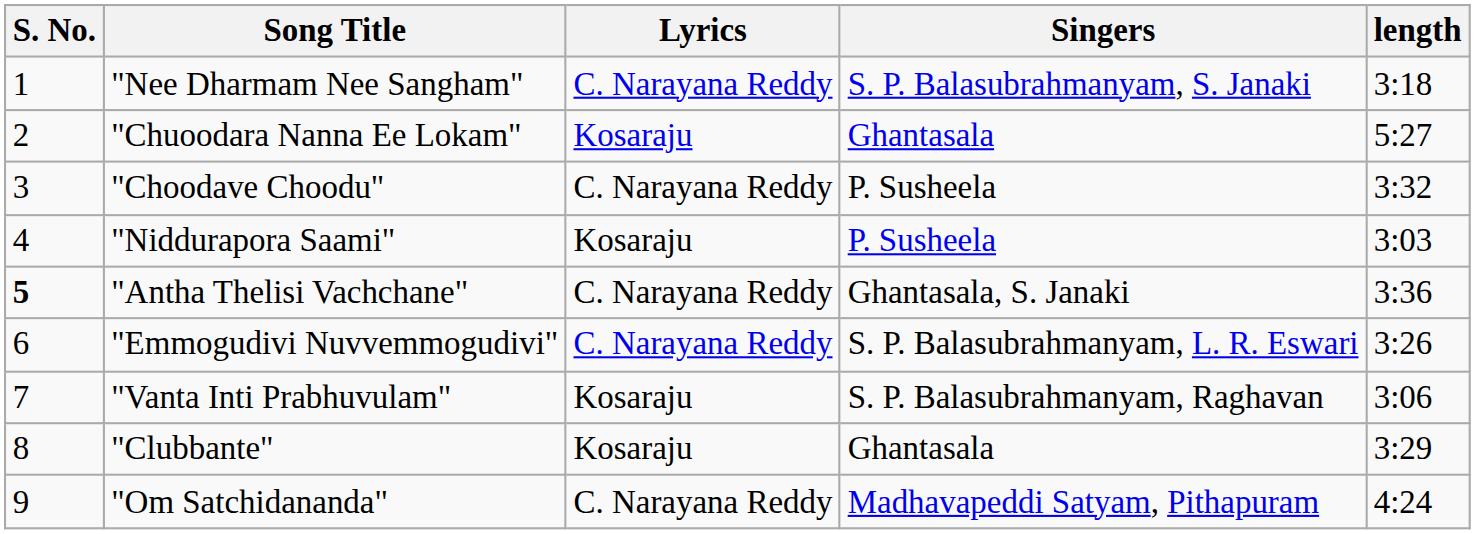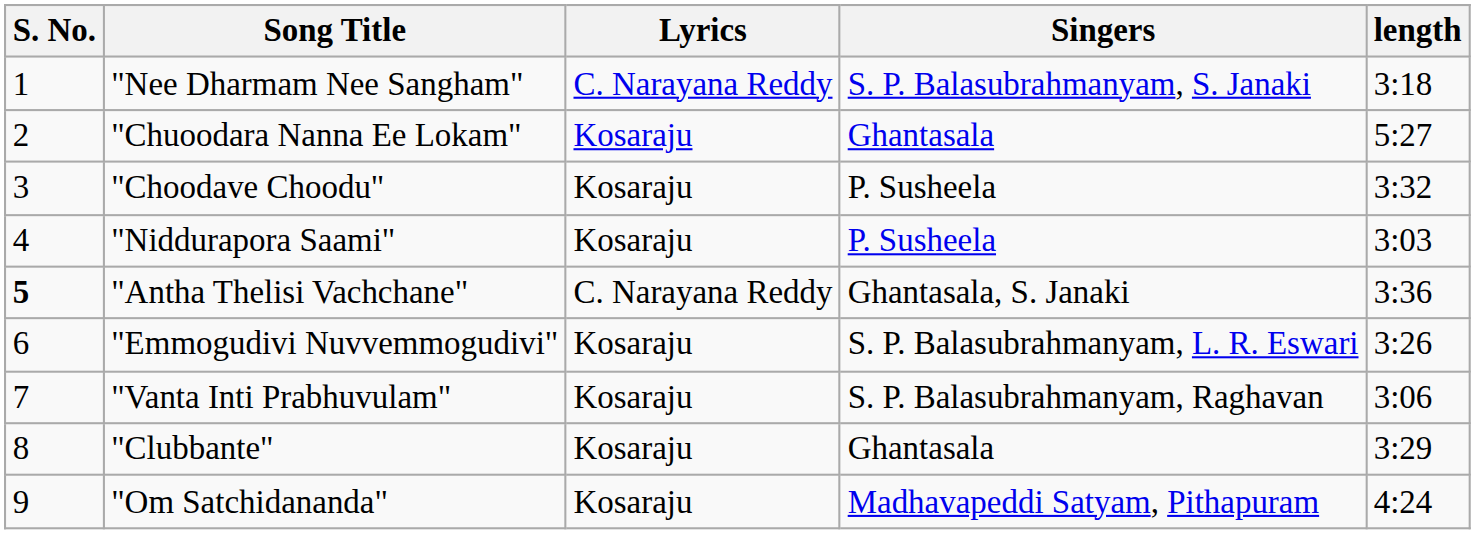(703, 187) C. Narayana Reddy -> (633, 187) Kosaraju
(703, 344) C. Narayana Reddy -> (633, 344) Kosaraju
(703, 501) C. Narayana Reddy -> (633, 501) Kosaraju
